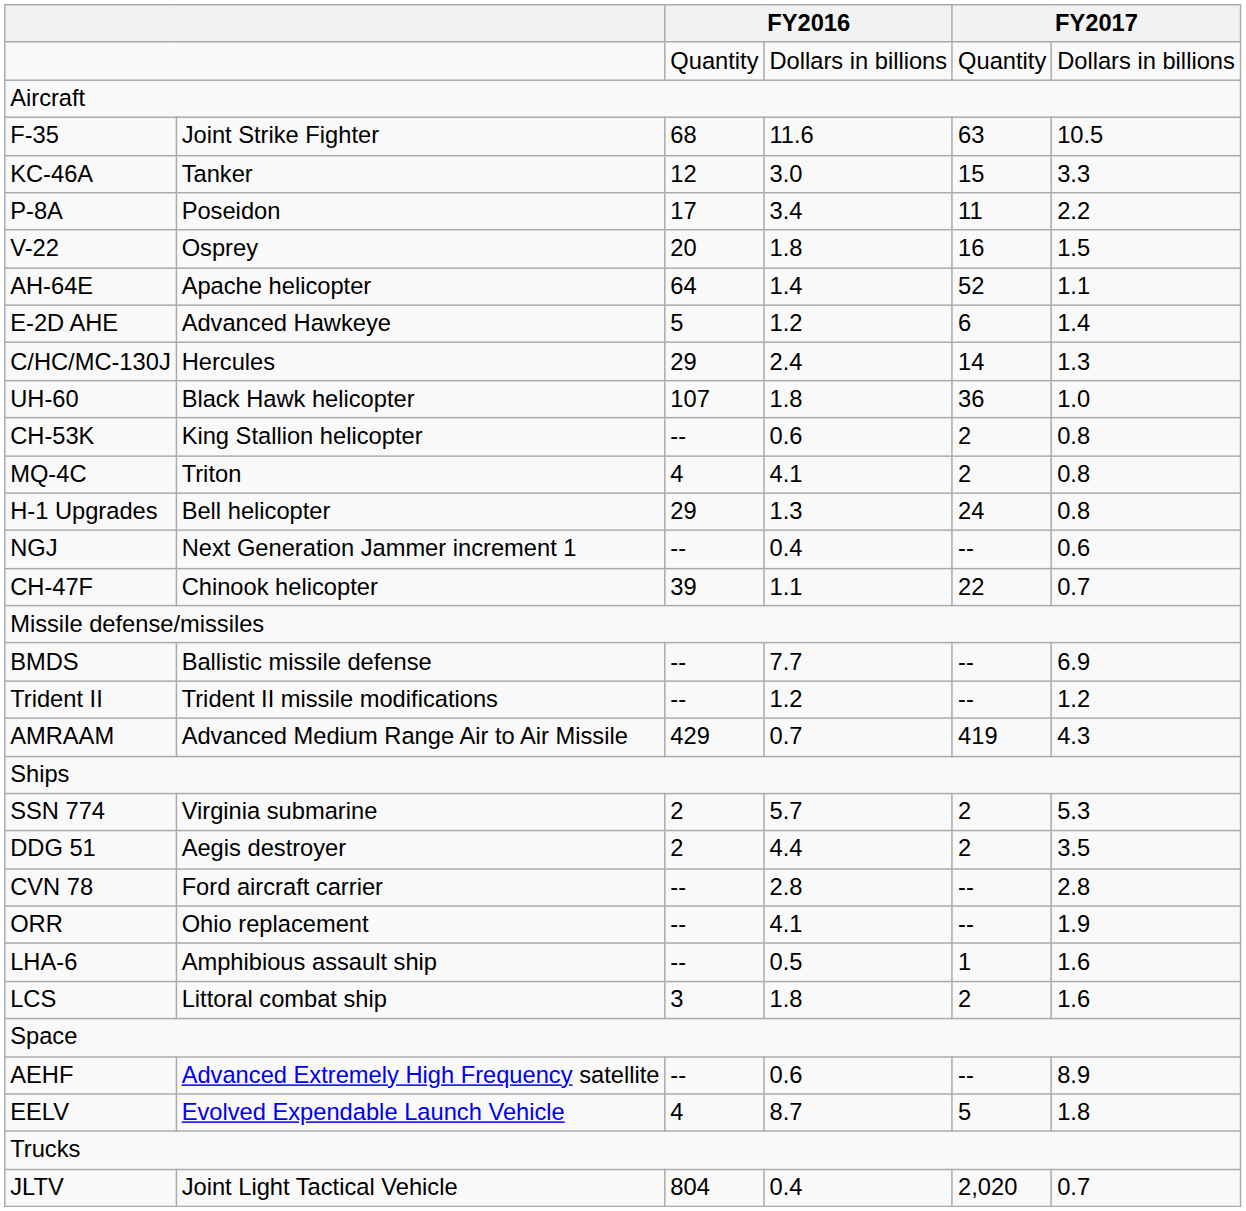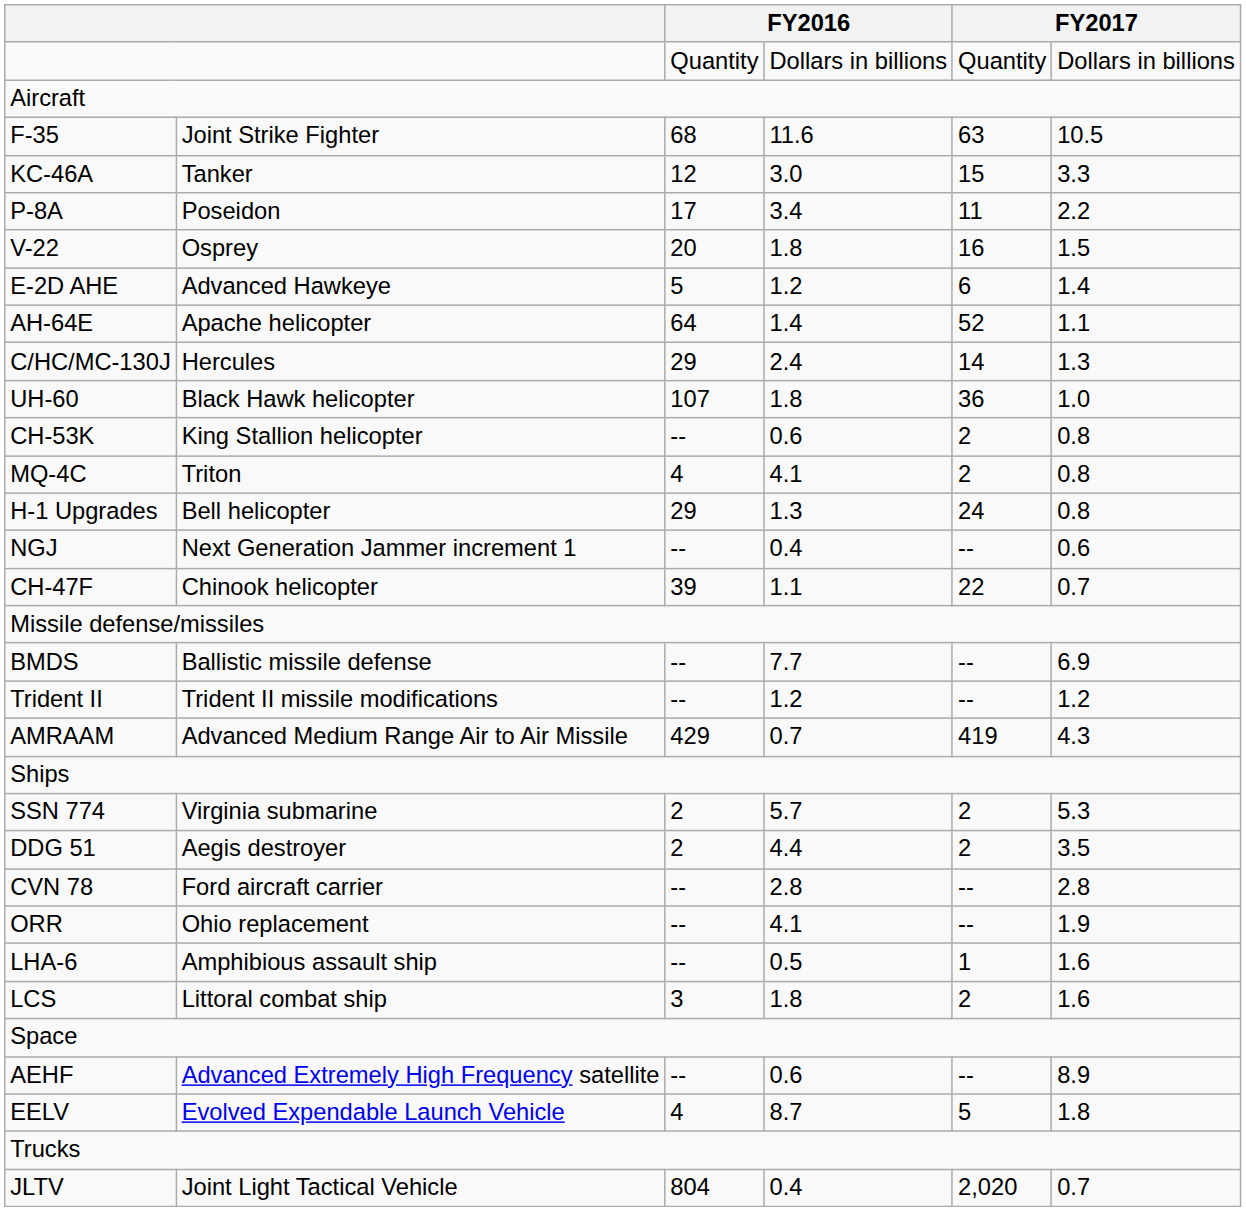rows swapped: (64, 323) <-> (52, 286)
